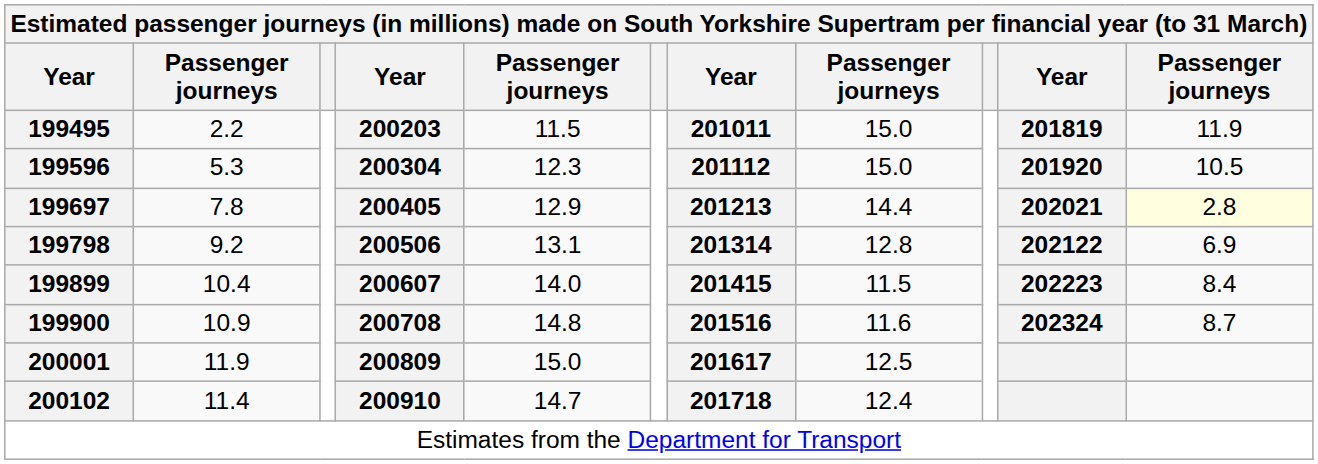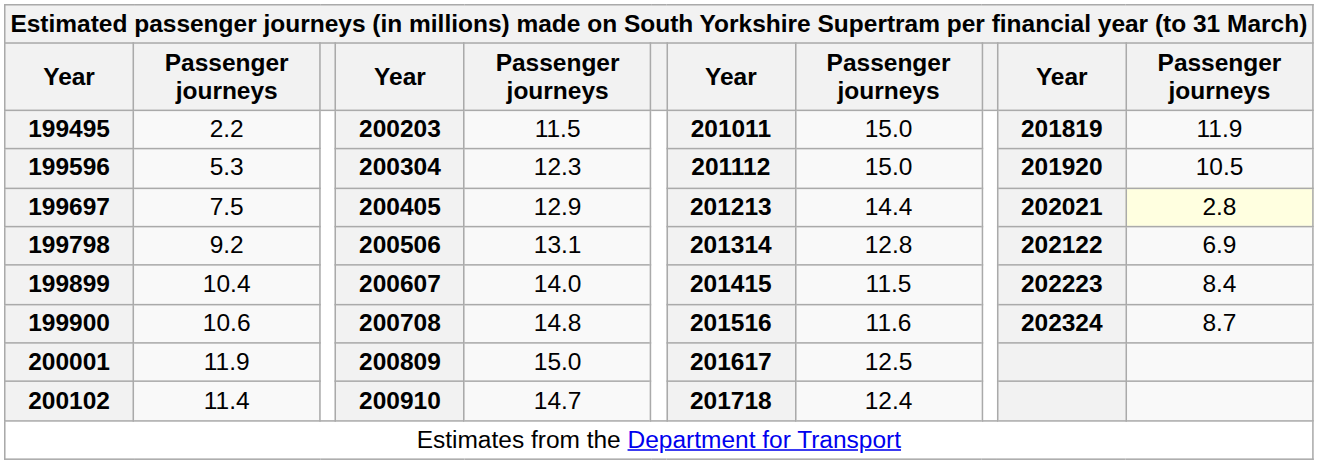(227, 206) 7.8 -> (227, 206) 7.5
(227, 323) 10.9 -> (227, 323) 10.6
